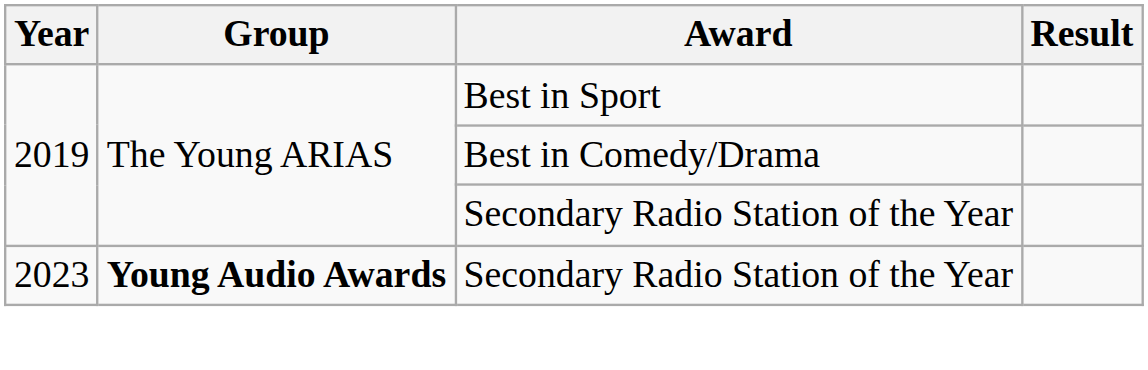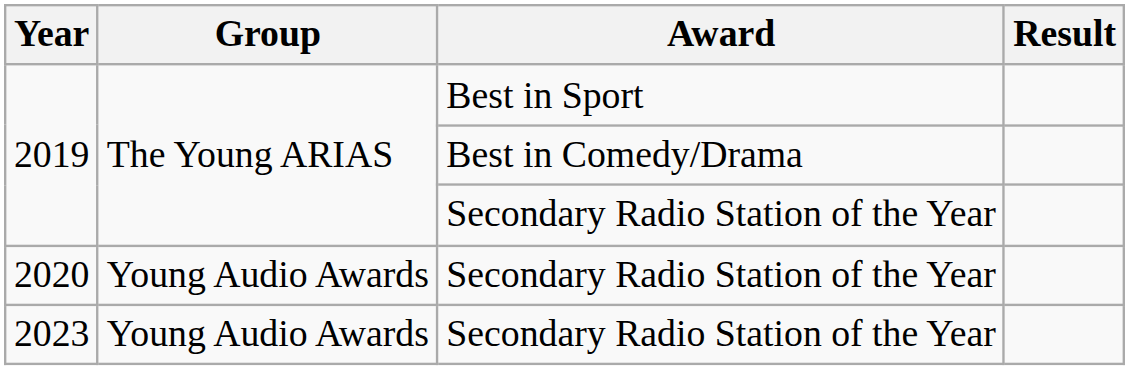+ row: (52, 273)
(276, 273) bold -> (268, 333) normal
